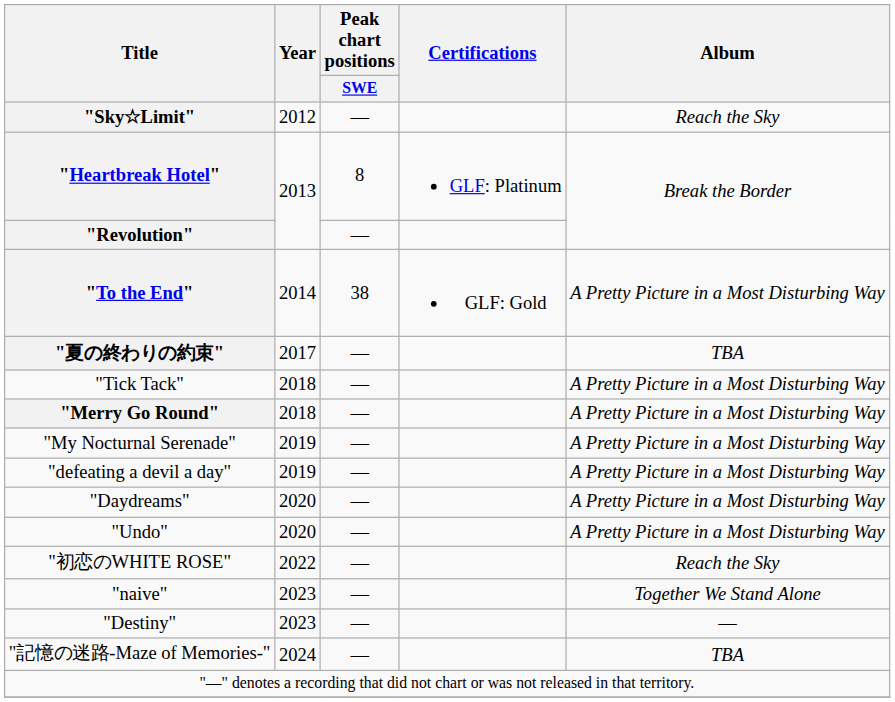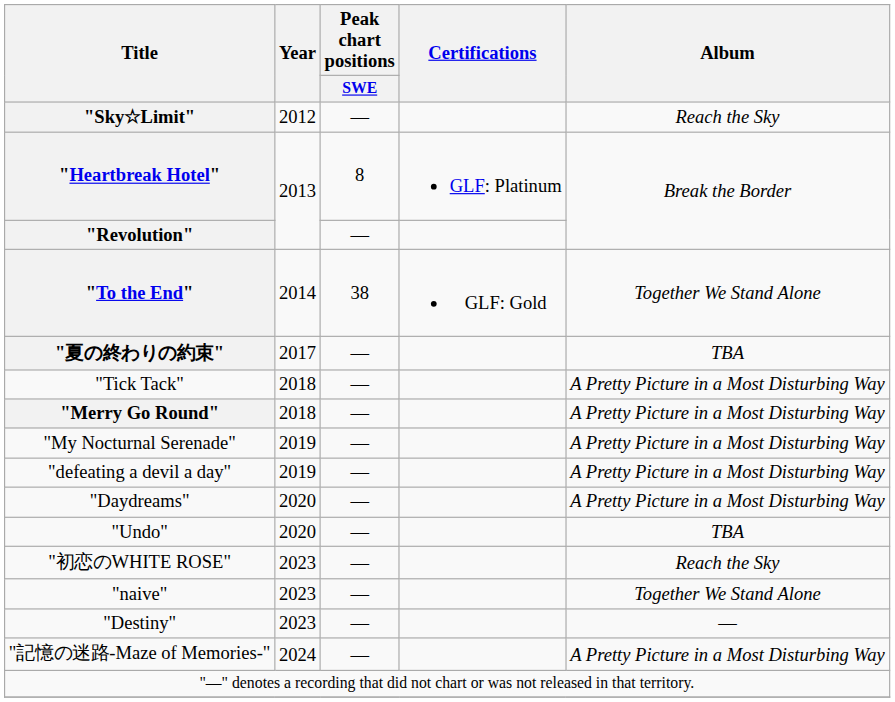(727, 292) A Pretty Picture in a Most Disturbing Way -> (727, 292) Together We Stand Alone
(727, 531) A Pretty Picture in a Most Disturbing Way -> (727, 531) TBA
(297, 562) 2022 -> (297, 562) 2023
(727, 654) TBA -> (727, 654) A Pretty Picture in a Most Disturbing Way
